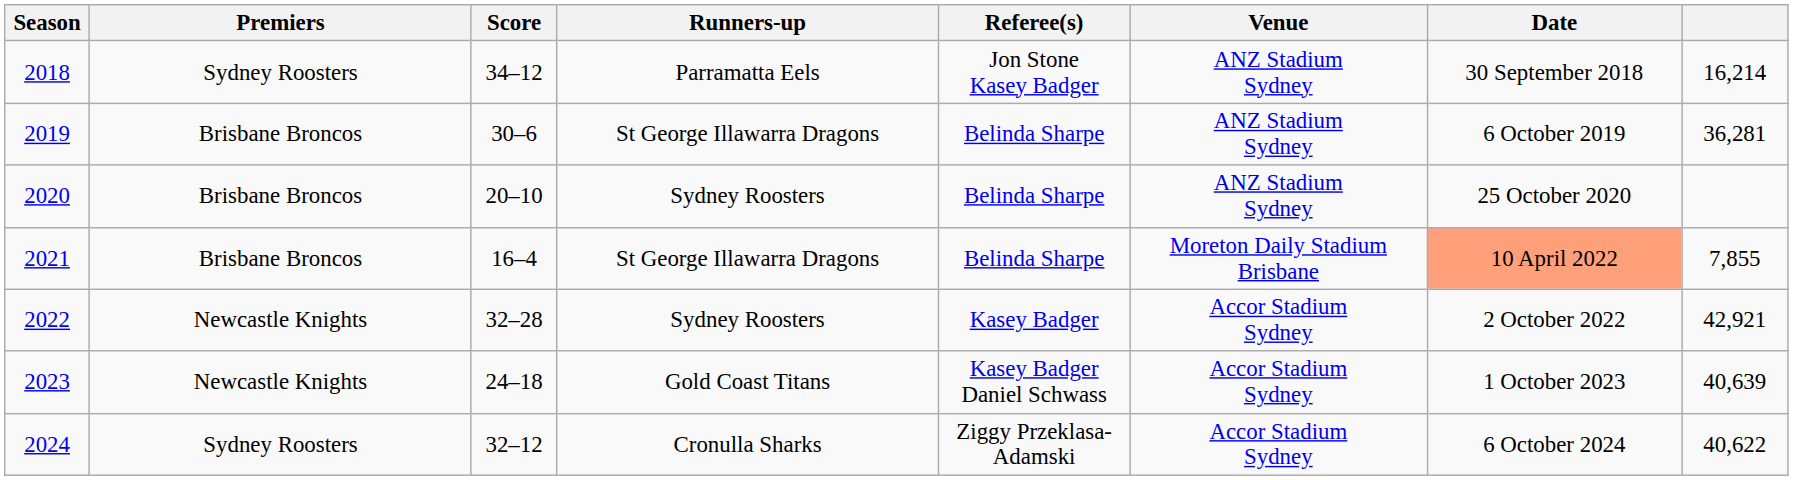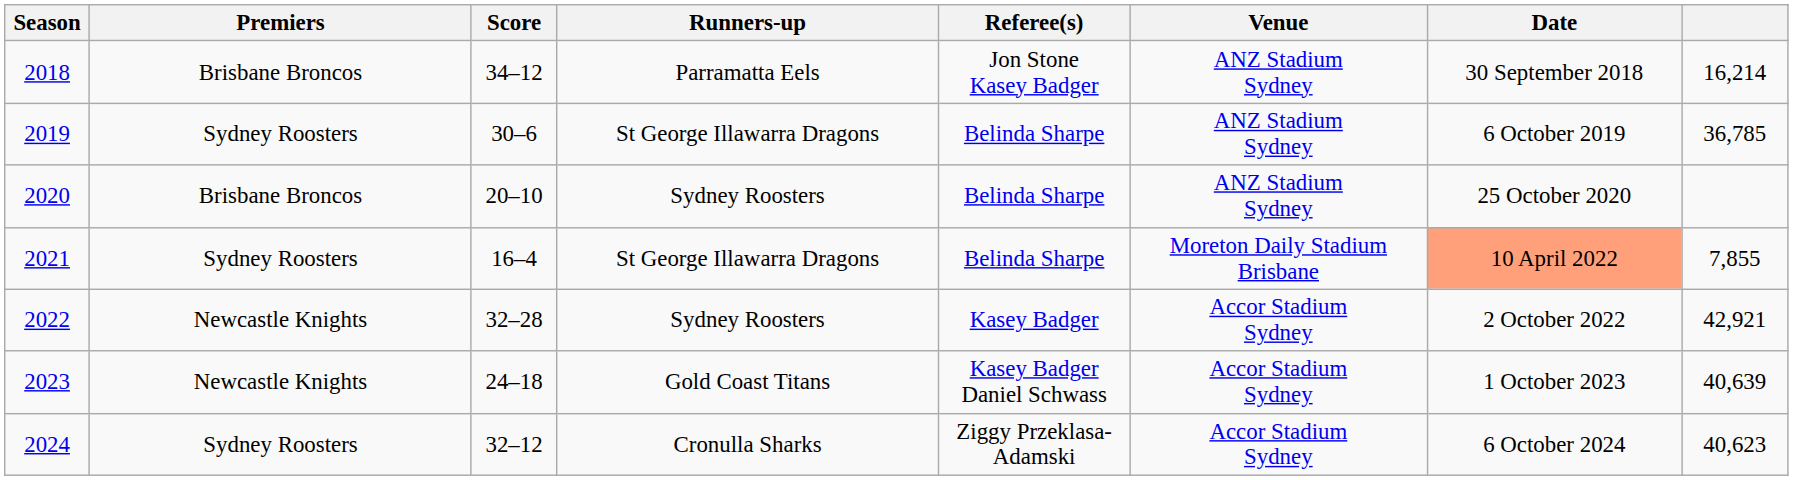(281, 71) Sydney Roosters -> (281, 71) Brisbane Broncos
(281, 133) Brisbane Broncos -> (281, 133) Sydney Roosters
(1735, 133) 36,281 -> (1735, 133) 36,785
(281, 257) Brisbane Broncos -> (281, 257) Sydney Roosters
(1735, 443) 40,622 -> (1735, 443) 40,623
